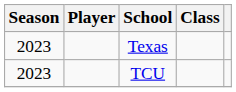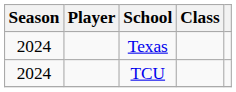(34, 45) 2023 -> (34, 45) 2024
(34, 73) 2023 -> (34, 73) 2024
